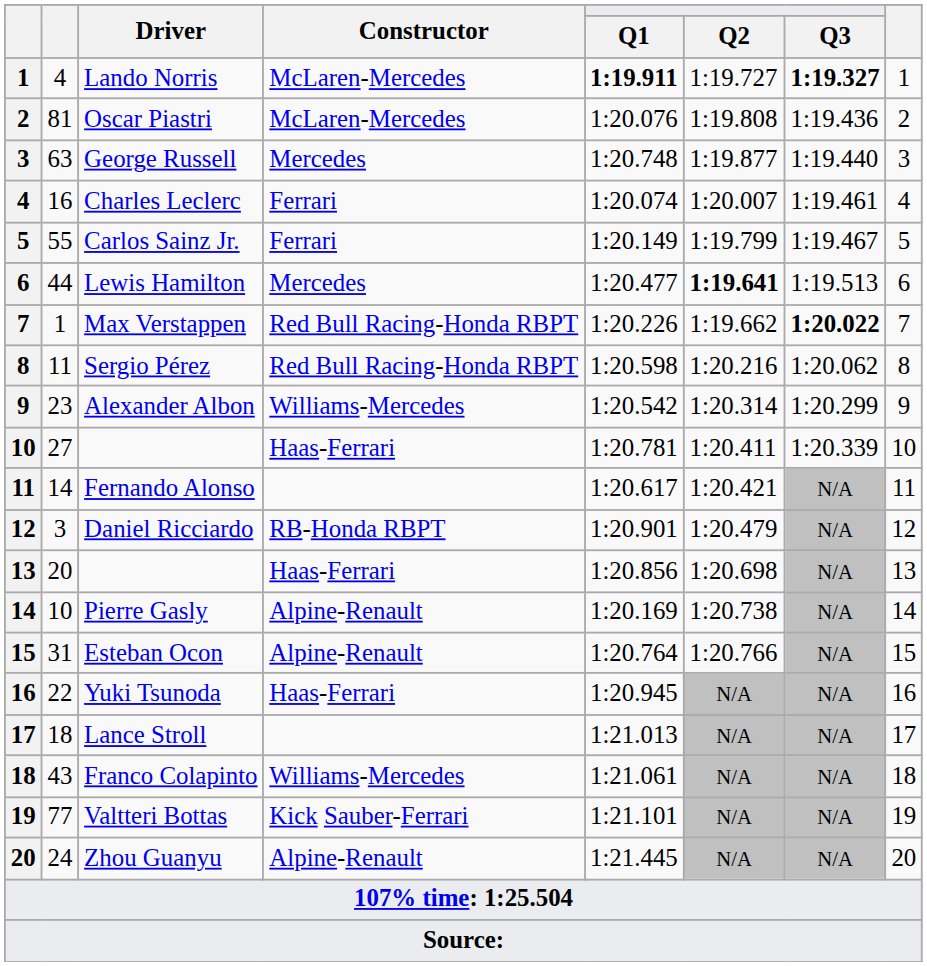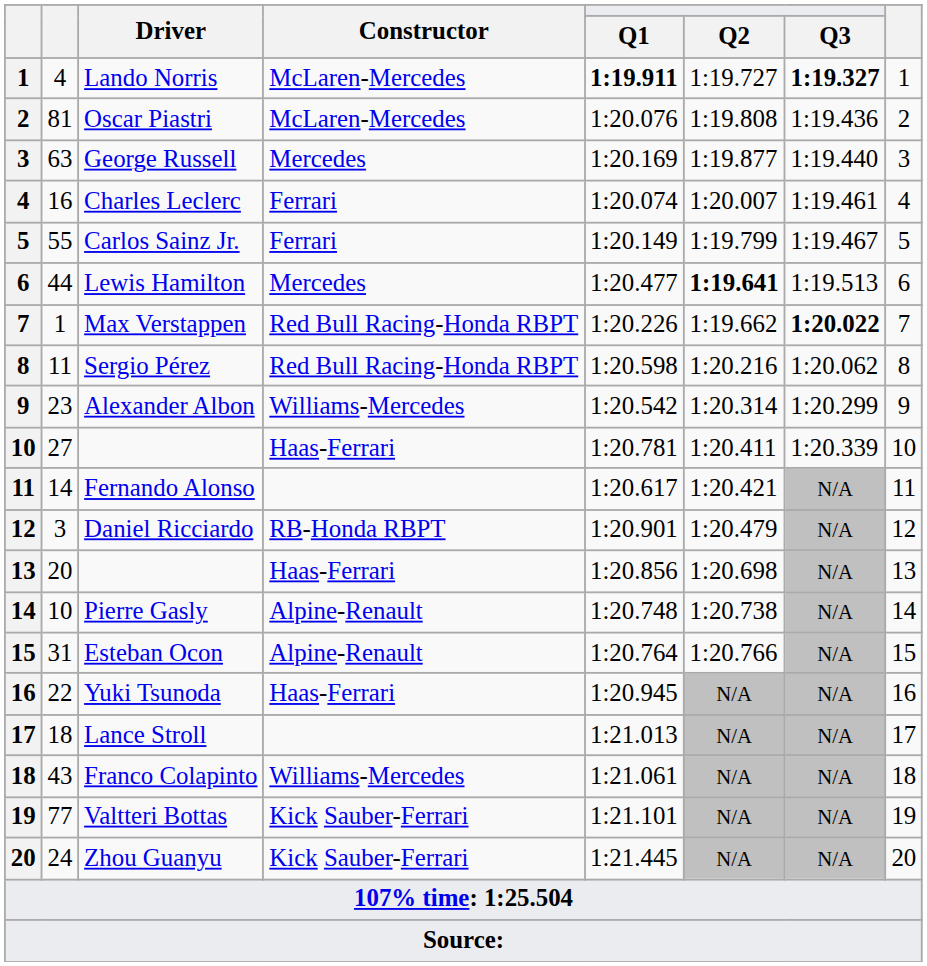(634, 159) 1:20.748 -> (634, 159) 1:20.169
(634, 611) 1:20.169 -> (634, 611) 1:20.748
(346, 857) Alpine-Renault -> (369, 857) Kick Sauber-Ferrari
